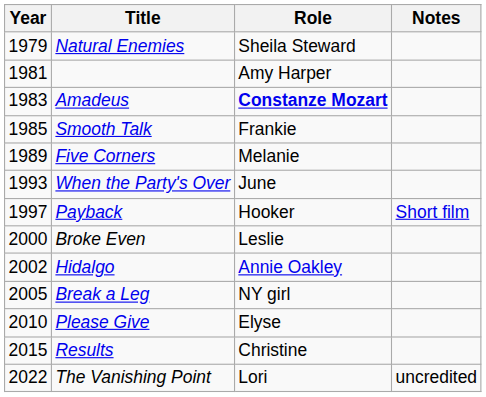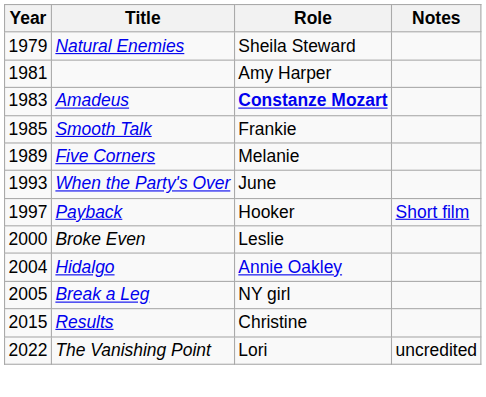(28, 267) 2002 -> (28, 267) 2004
- row: (102, 322)
